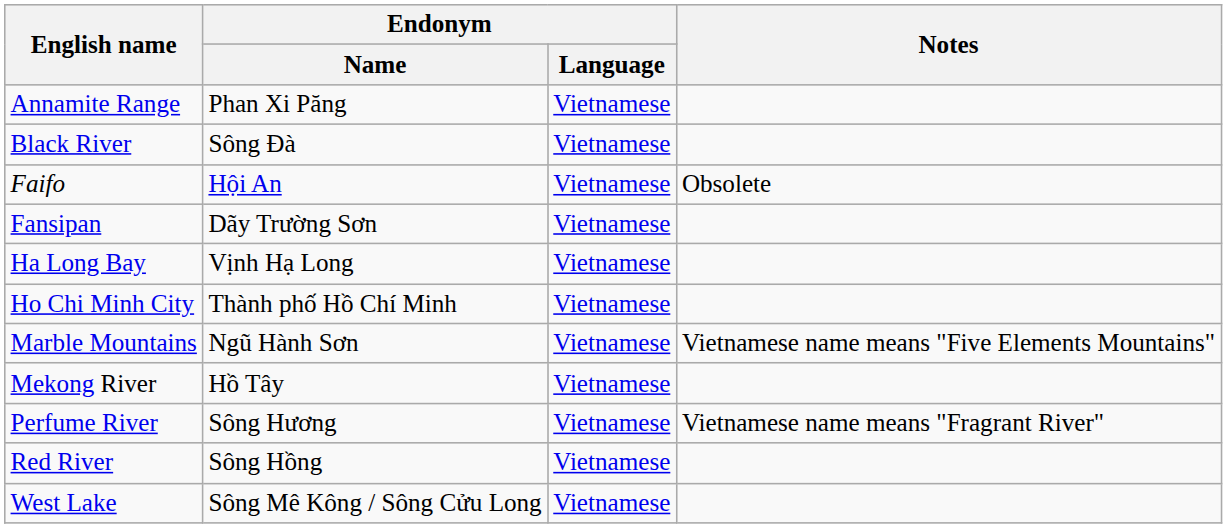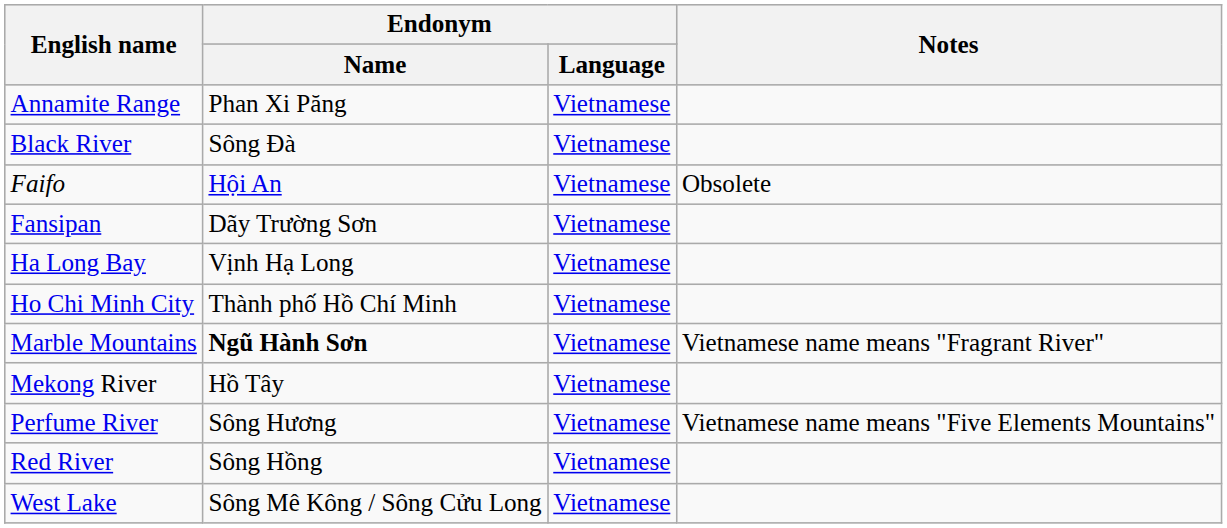(283, 343) normal -> (288, 343) bold
(948, 343) Vietnamese name means "Five Elements Mountains" -> (893, 343) Vietnamese name means "Fragrant River"
(893, 422) Vietnamese name means "Fragrant River" -> (948, 422) Vietnamese name means "Five Elements Mountains"
